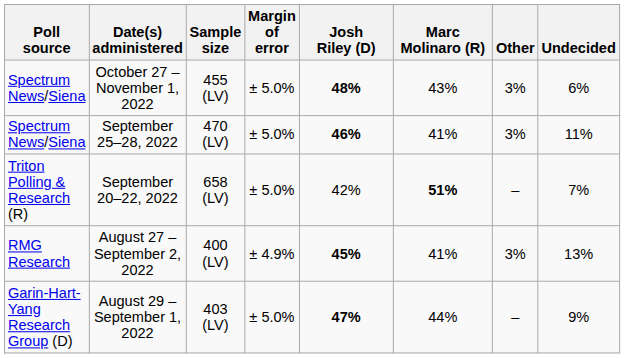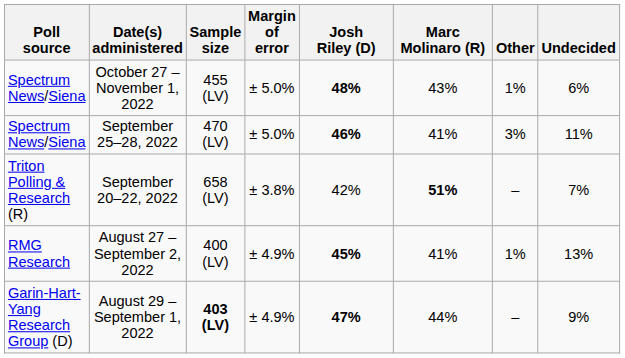(515, 88) 3% -> (515, 88) 1%
(272, 190) ± 5.0% -> (272, 190) ± 3.8%
(515, 254) 3% -> (515, 254) 1%
(215, 317) normal -> (215, 317) bold
(272, 317) ± 5.0% -> (272, 317) ± 4.9%
